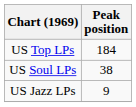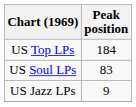(106, 70) 38 -> (106, 70) 83
